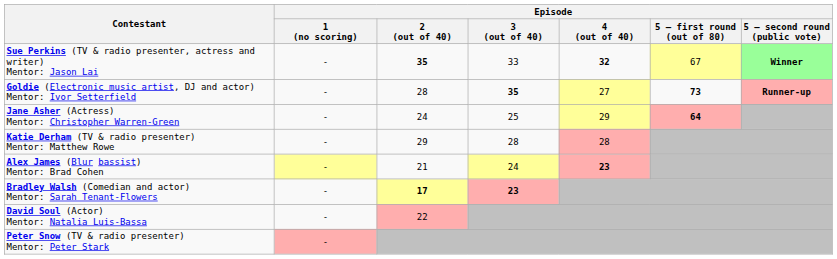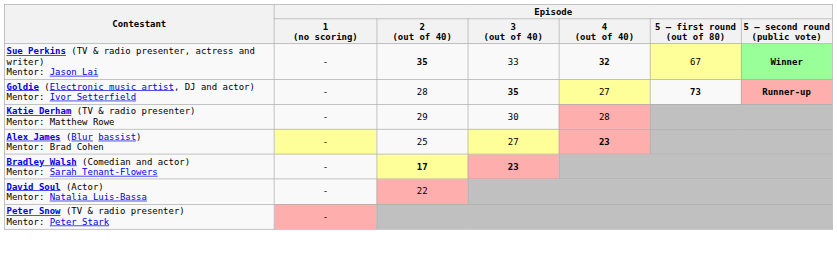- row: (93, 117)
(513, 142) 28 -> (513, 117) 30
(422, 167) 21 -> (422, 142) 25
(513, 167) 24 -> (513, 142) 27
